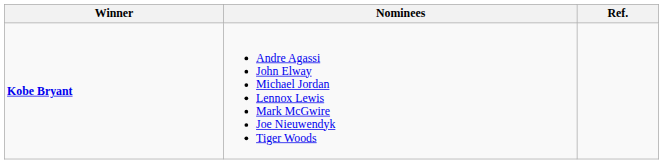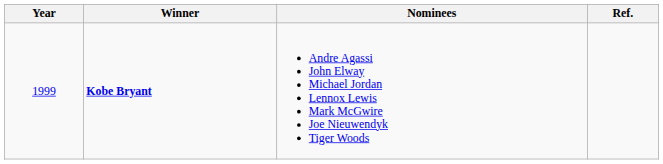+ column: (44, 13)
